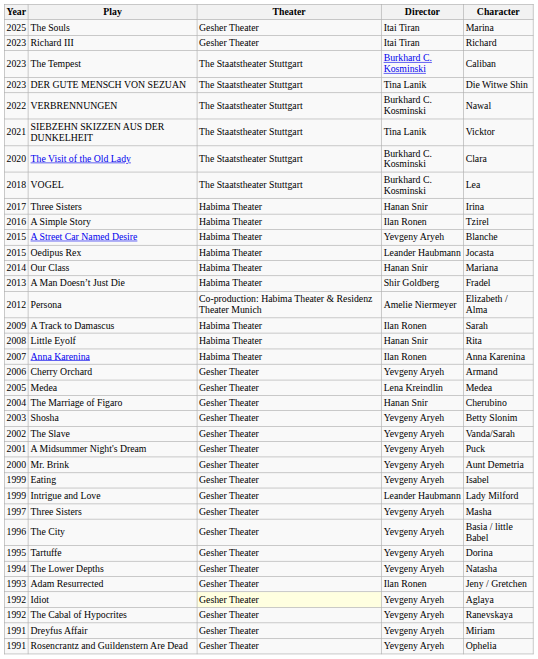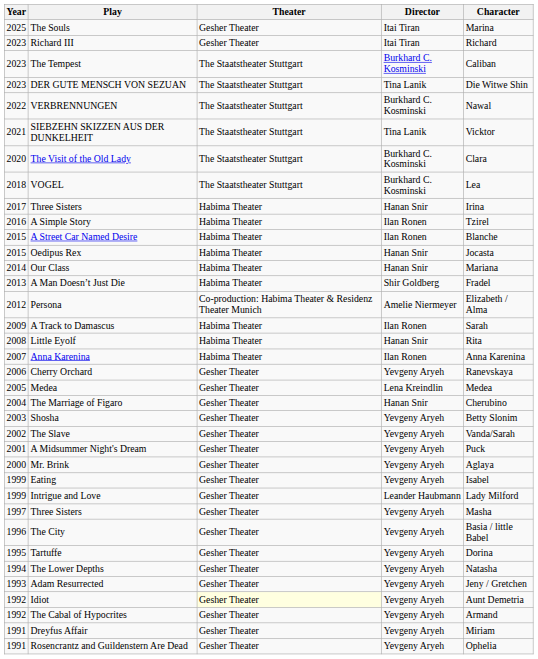(414, 237) Yevgeny Aryeh -> (405, 237) Ilan Ronen
(422, 252) Leander Haubmann -> (406, 252) Hanan Snir
(482, 372) Armand -> (489, 372) Ranevskaya
(495, 465) Aunt Demetria -> (480, 465) Aglaya
(405, 584) Ilan Ronen -> (414, 584) Yevgeny Aryeh
(480, 599) Aglaya -> (495, 599) Aunt Demetria
(489, 615) Ranevskaya -> (482, 615) Armand
